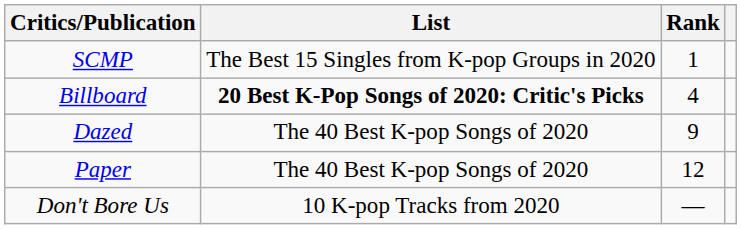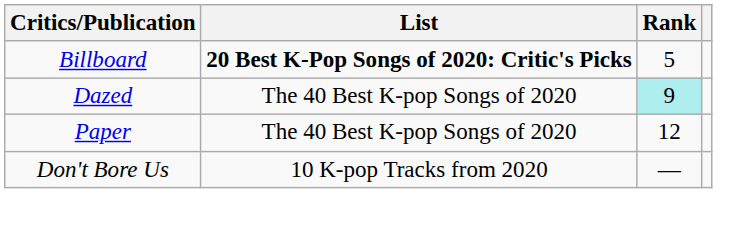- row: (103, 59)
(693, 95) 4 -> (669, 59) 5
(693, 132) no background -> (669, 95) paleturquoise background
